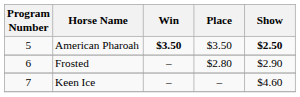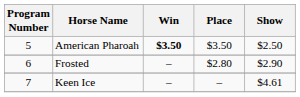(270, 45) bold -> (270, 45) normal
(270, 82) $4.60 -> (270, 82) $4.61
